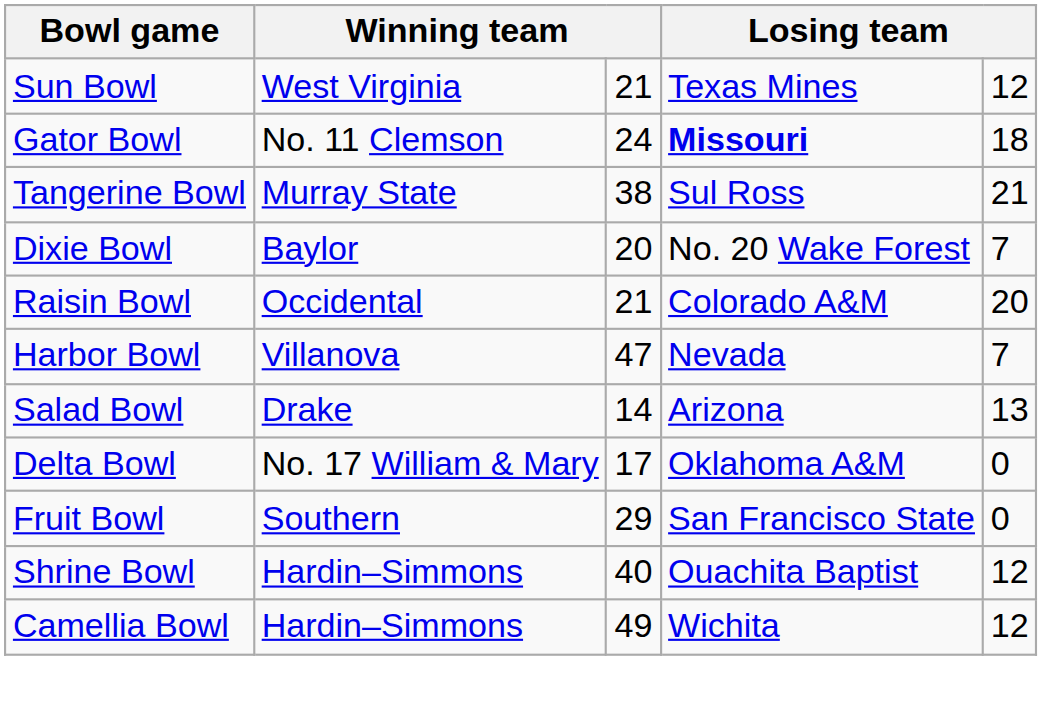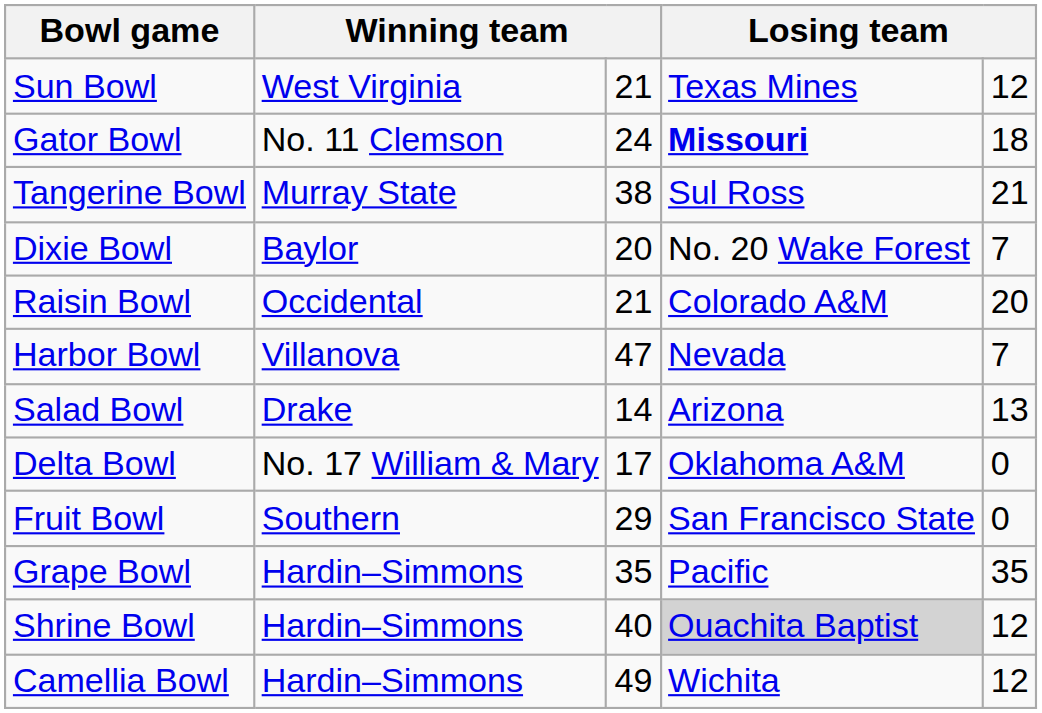+ row: (102, 572)
(793, 572) no background -> (793, 626) lightgrey background
